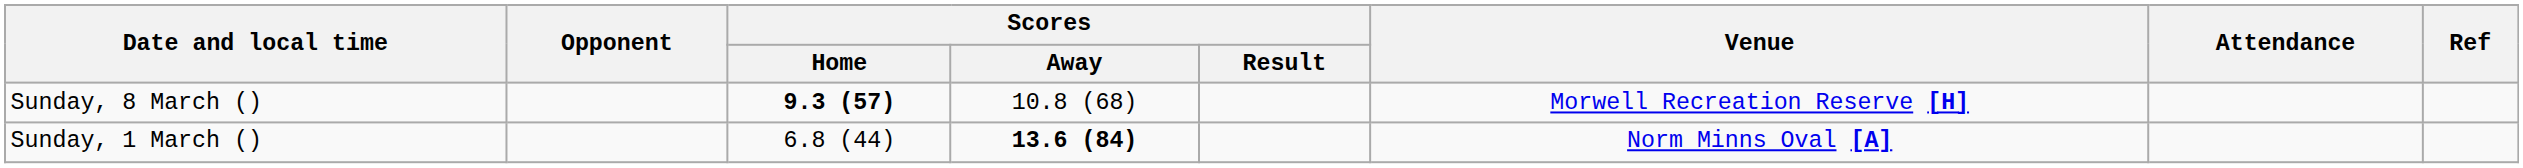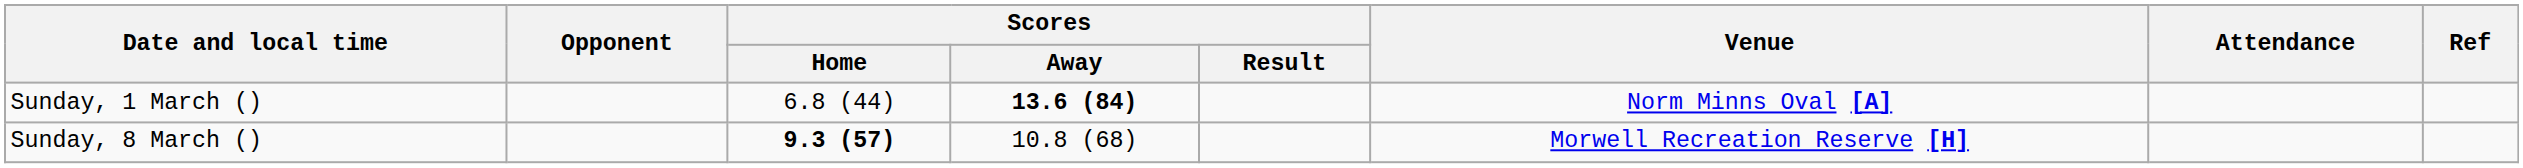rows swapped: (136, 142) <-> (136, 102)
